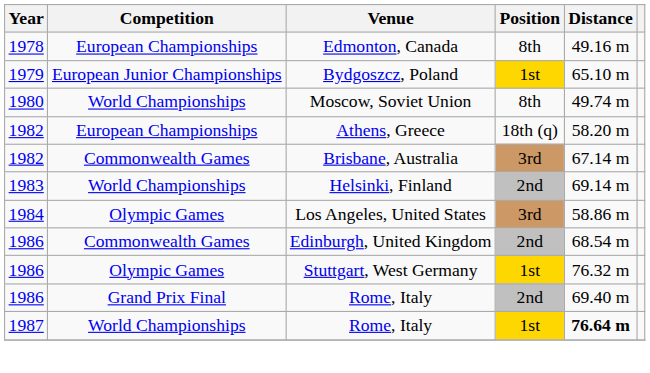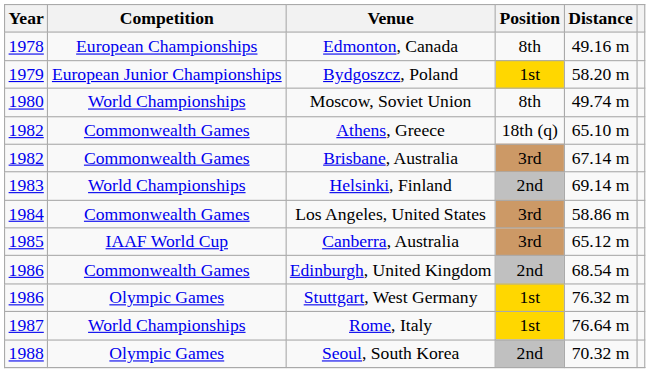(601, 74) 65.10 m -> (601, 74) 58.20 m
(167, 130) European Championships -> (167, 130) Commonwealth Games
(601, 130) 58.20 m -> (601, 130) 65.10 m
(167, 213) Olympic Games -> (167, 213) Commonwealth Games
+ row: (26, 241)
- row: (26, 297)
(601, 325) bold -> (601, 325) normal
+ row: (26, 353)
